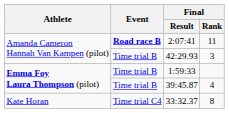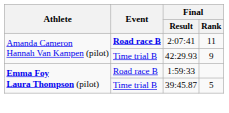(212, 56) 3 -> (211, 56) 9
(135, 71) Time trial B -> (135, 71) Road race B
(212, 86) 4 -> (211, 86) 5
- row: (182, 101)
